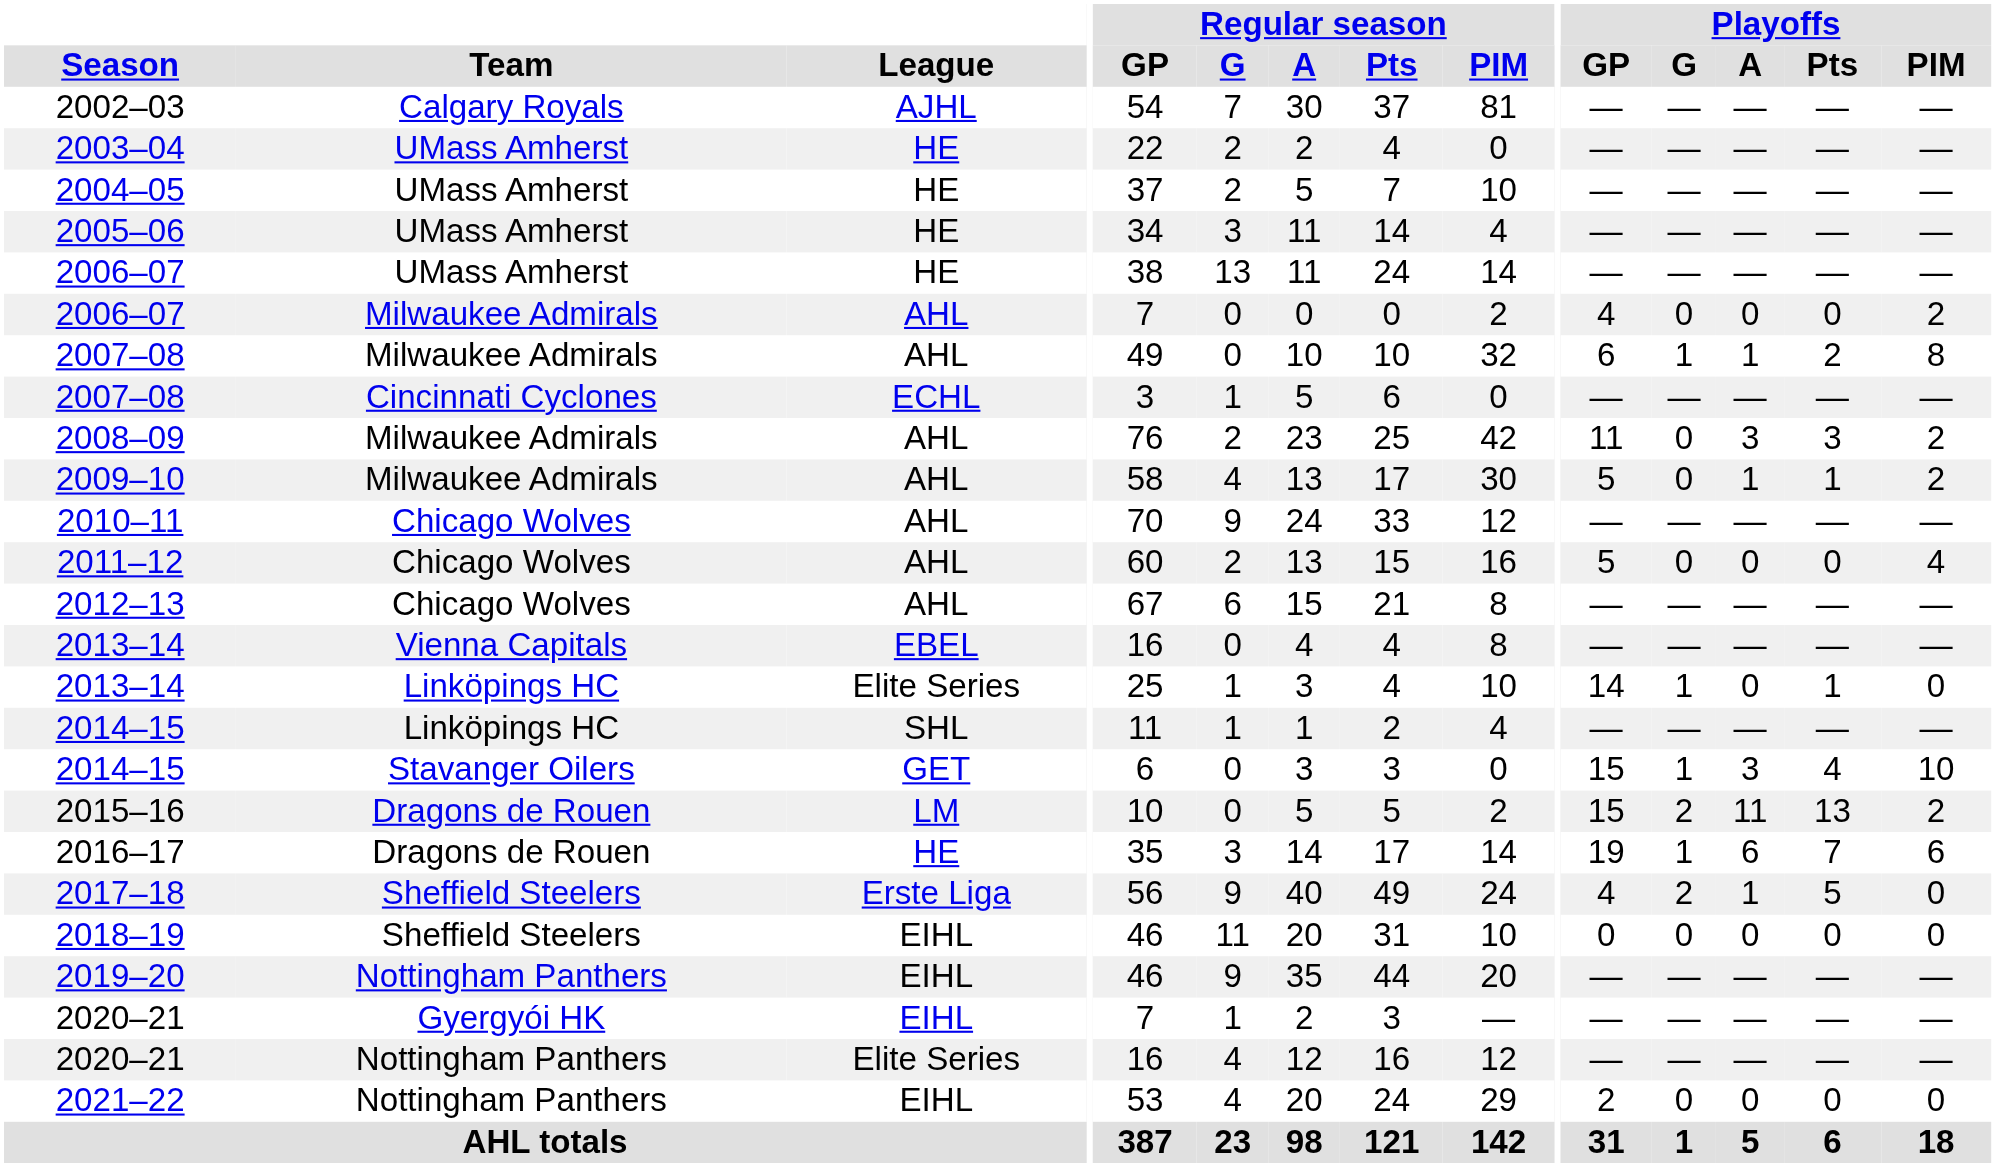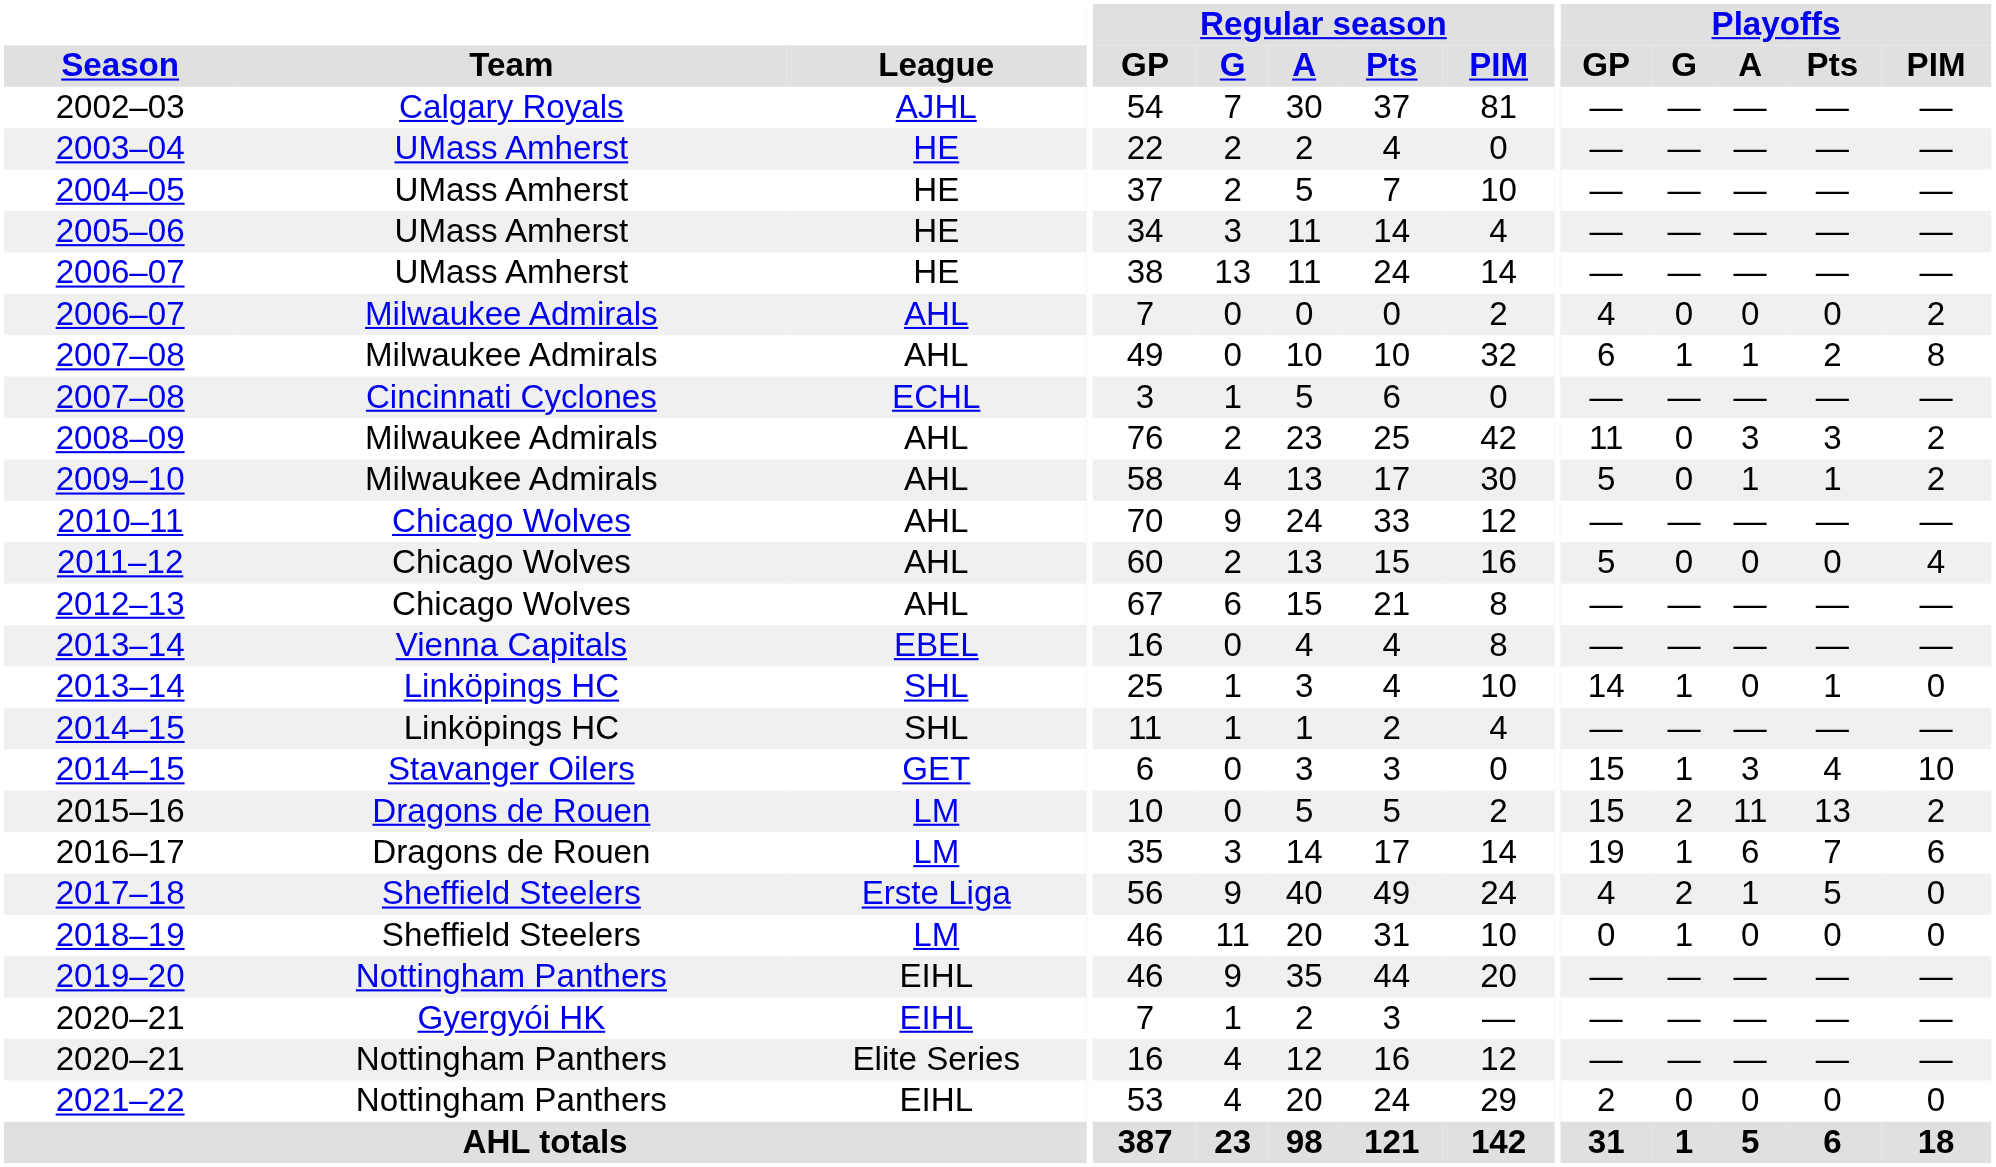(936, 686) Elite Series -> (936, 686) SHL
(936, 852) HE -> (936, 852) LM
(936, 934) EIHL -> (936, 934) LM
(1684, 934) 0 -> (1684, 934) 1
